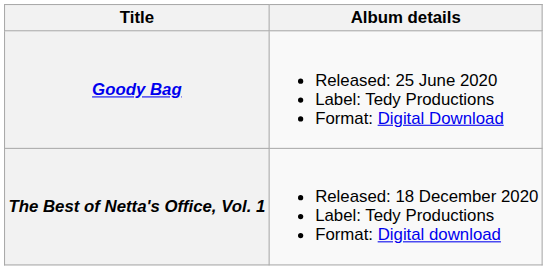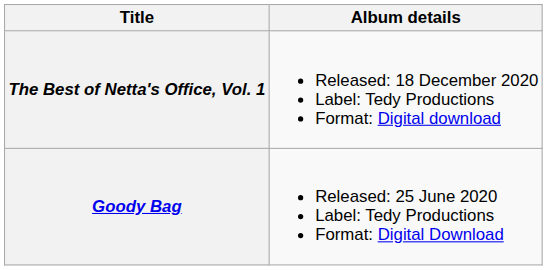rows swapped: (137, 89) <-> (137, 206)
